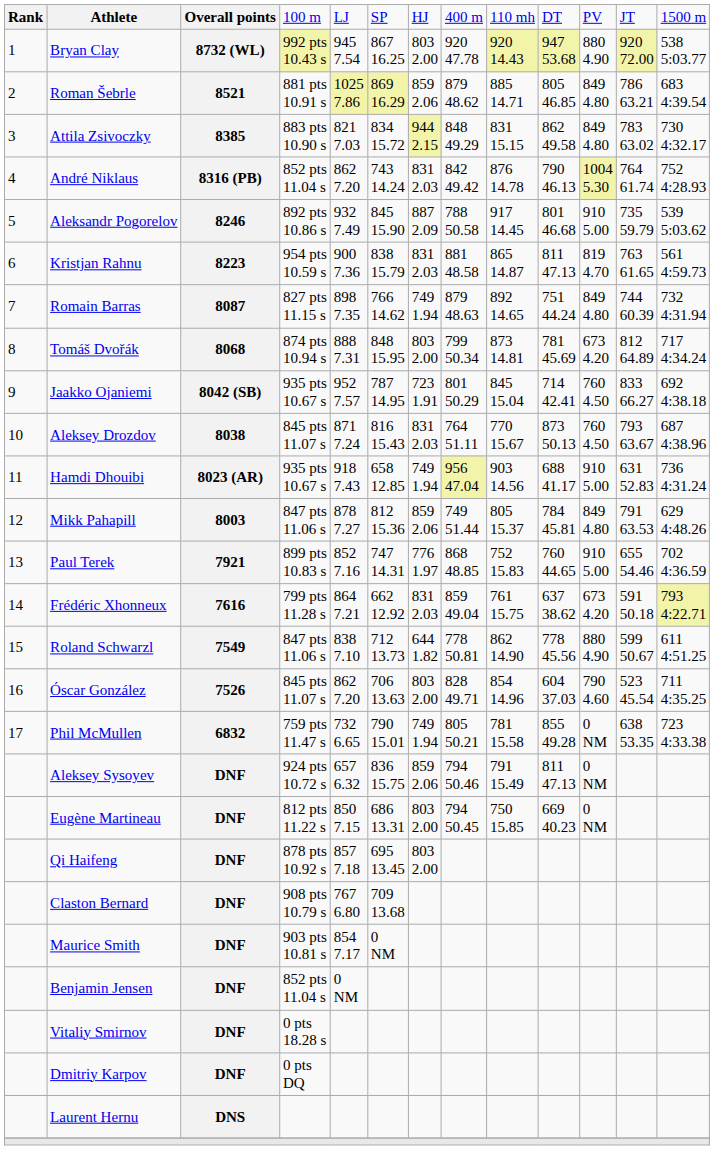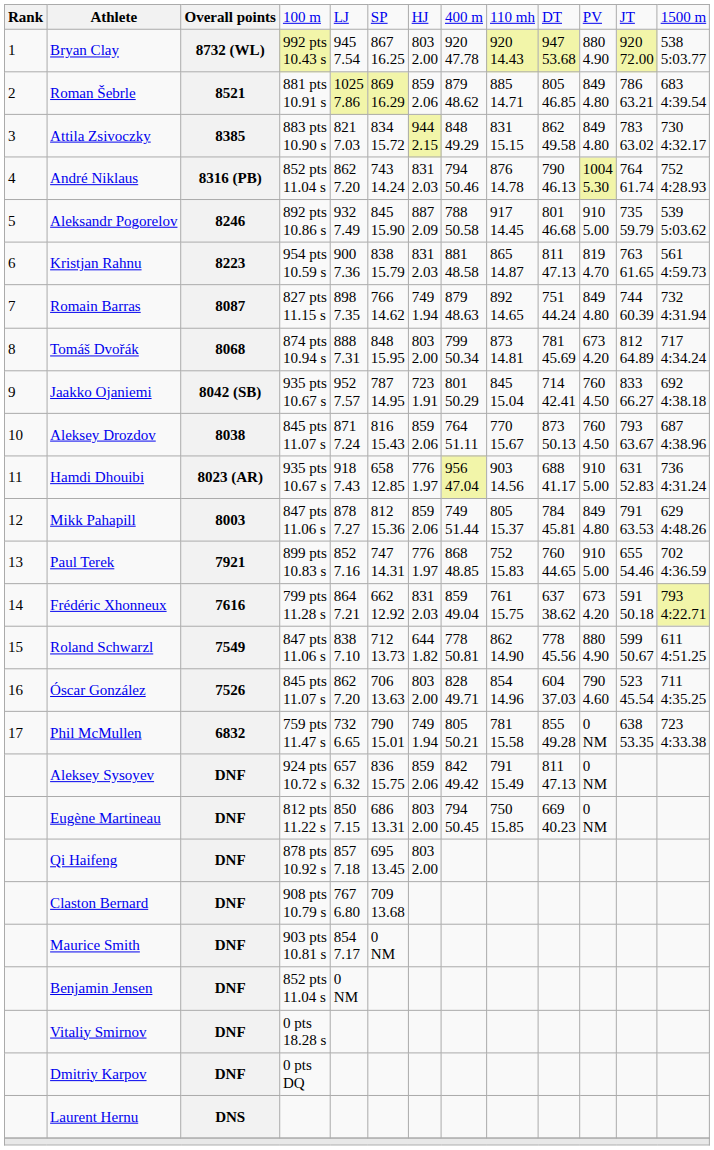(462, 178) 842 49.42 -> (462, 178) 794 50.46
(425, 434) 831 2.03 -> (425, 434) 859 2.06
(425, 477) 749 1.94 -> (425, 477) 776 1.97
(462, 775) 794 50.46 -> (462, 775) 842 49.42
